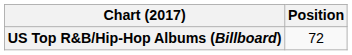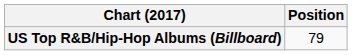(316, 38) 72 -> (316, 38) 79
